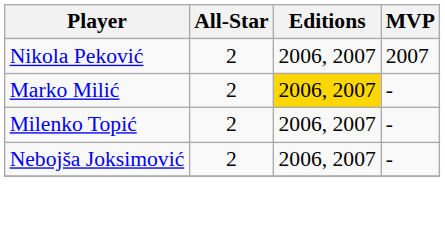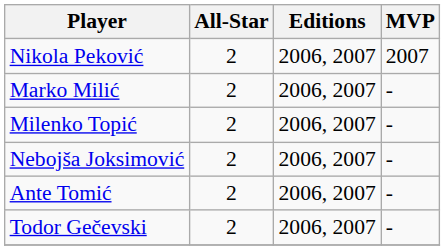(327, 90) gold background -> (327, 90) no background
+ row: (61, 192)
+ row: (78, 227)
